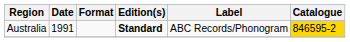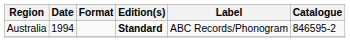(63, 28) 1991 -> (63, 28) 1994
(314, 28) gold background -> (314, 28) no background
